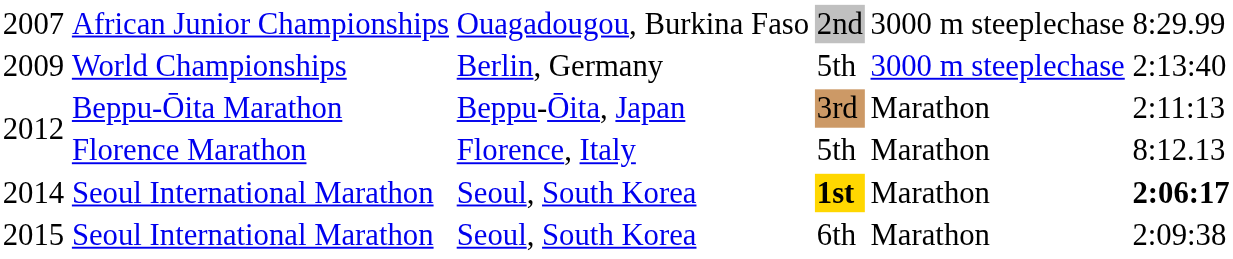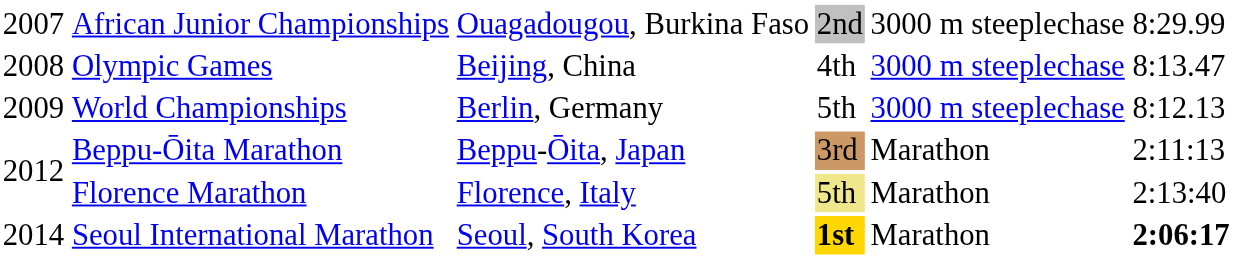+ row: (33, 65)
(1179, 65) 2:13:40 -> (1179, 108) 8:12.13
(836, 150) no background -> (836, 192) khaki background
(1179, 150) 8:12.13 -> (1179, 192) 2:13:40
- row: (33, 234)
